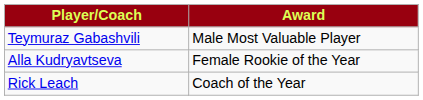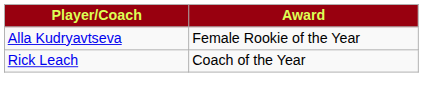- row: (74, 38)
